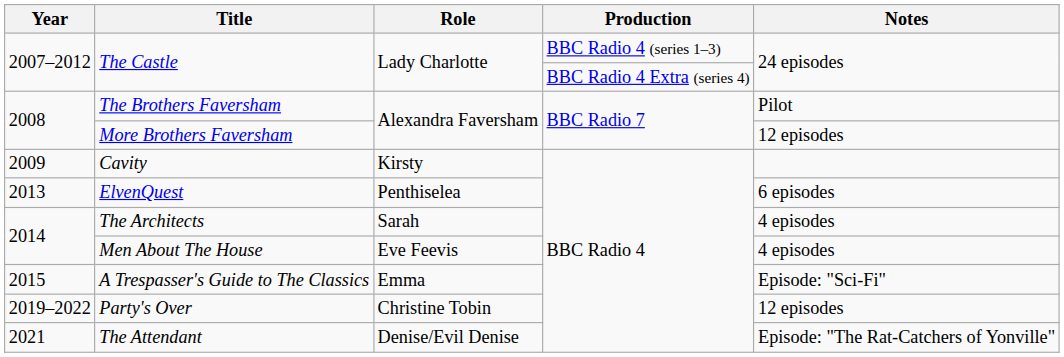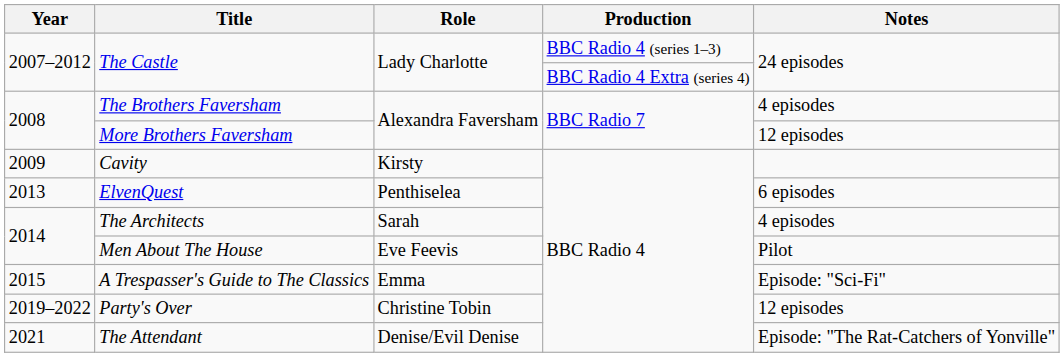(775, 105) Pilot -> (796, 105) 4 episodes
(796, 250) 4 episodes -> (775, 250) Pilot
